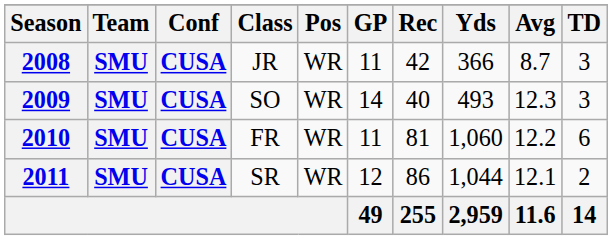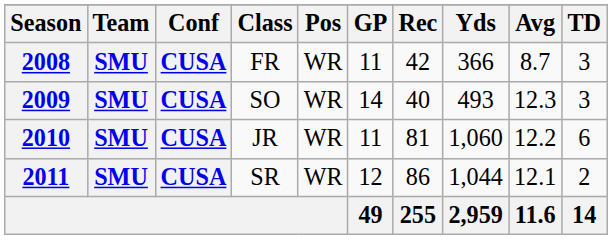(265, 61) JR -> (265, 61) FR
(265, 138) FR -> (265, 138) JR
